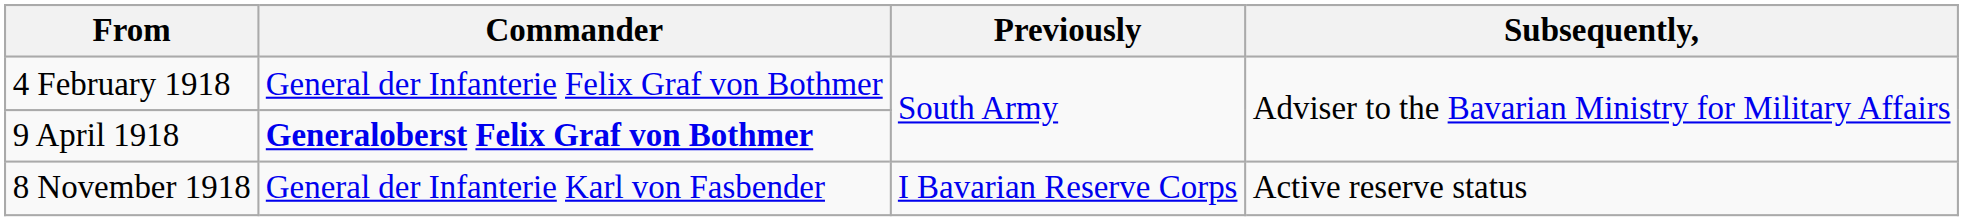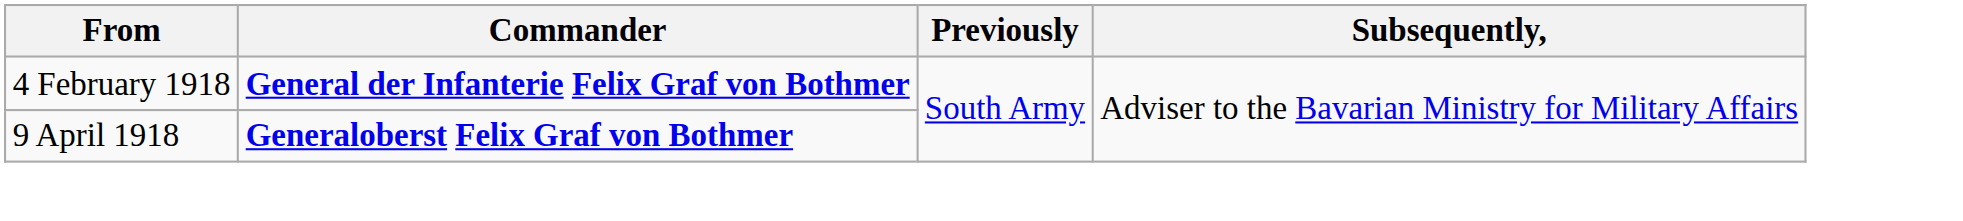(574, 82) normal -> (578, 82) bold
- row: (132, 187)
